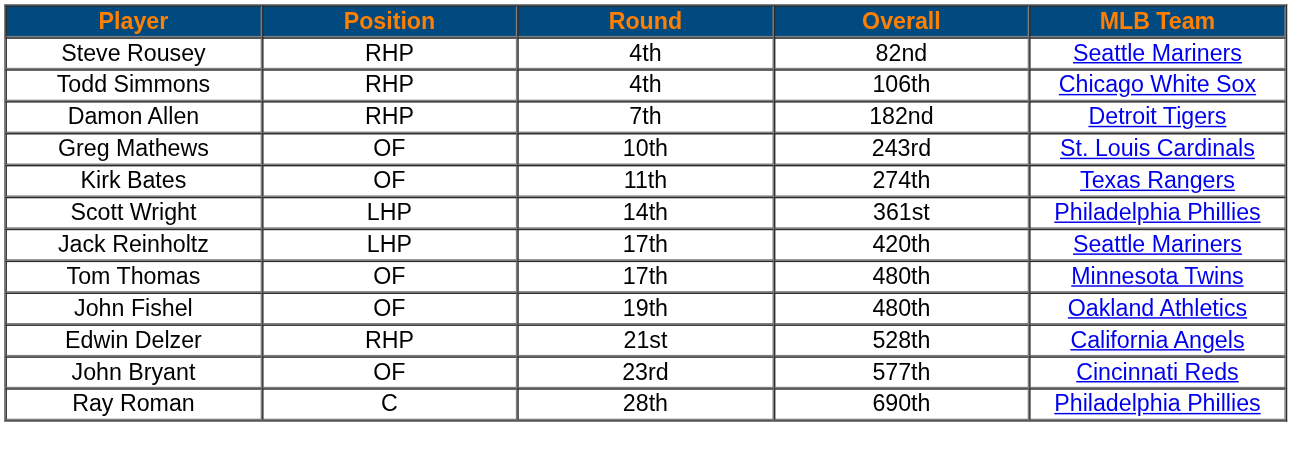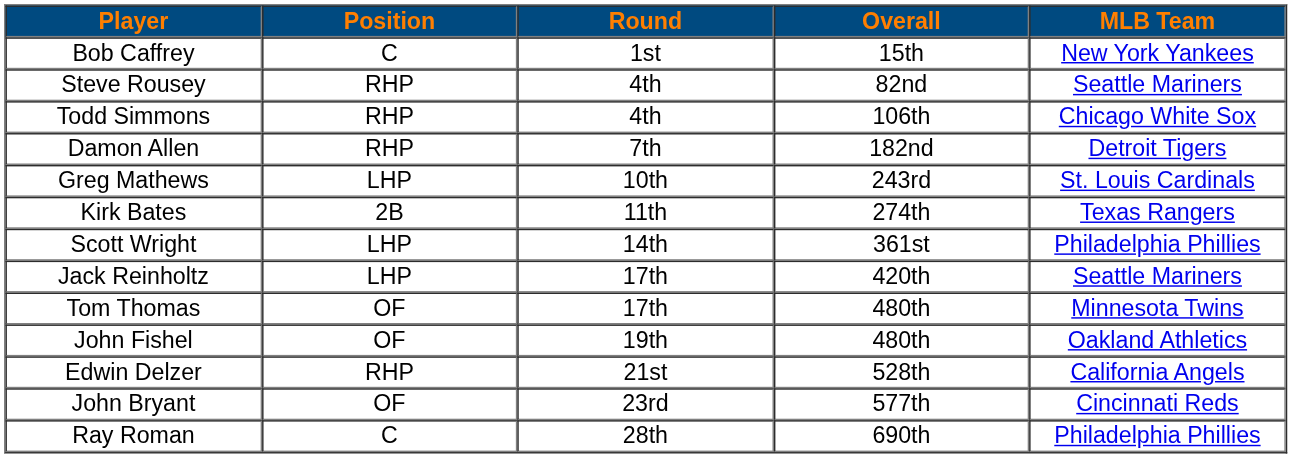+ row: (133, 53)
(389, 148) OF -> (389, 180) LHP
(389, 180) OF -> (389, 212) 2B
